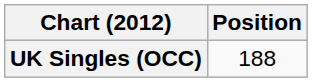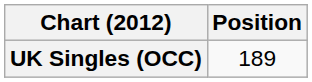(257, 58) 188 -> (257, 58) 189
